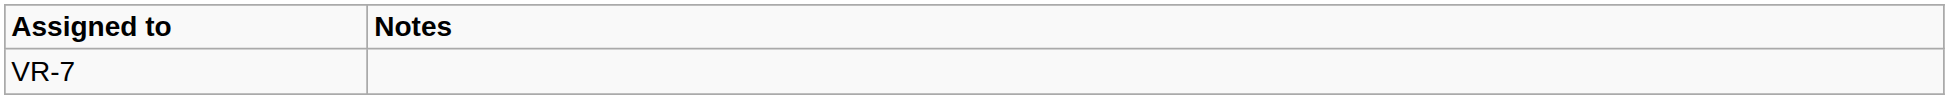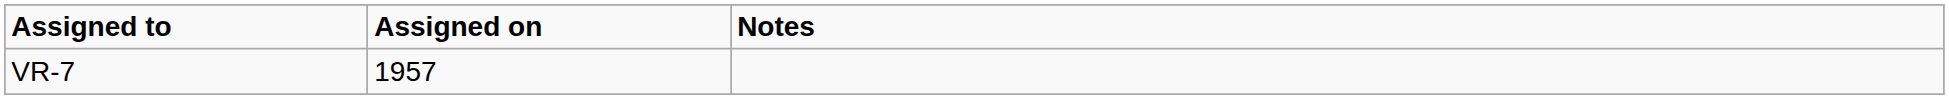+ column: (458, 26)
